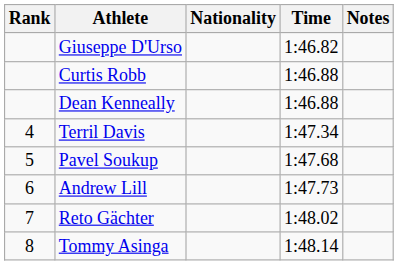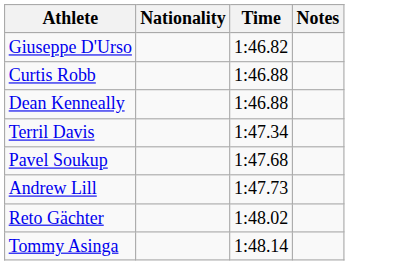- column: (30, 18)
